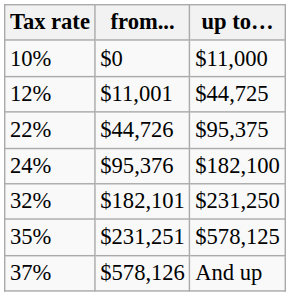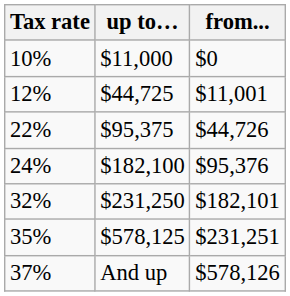columns swapped: (143, 22) <-> (238, 22)
